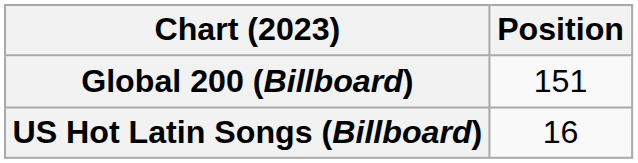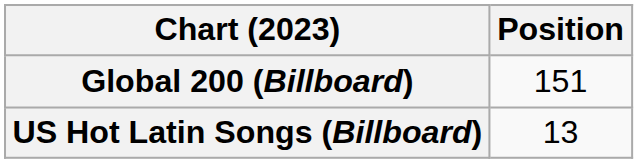(561, 132) 16 -> (561, 132) 13
